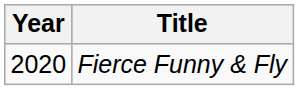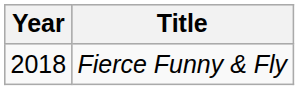(38, 63) 2020 -> (38, 63) 2018
